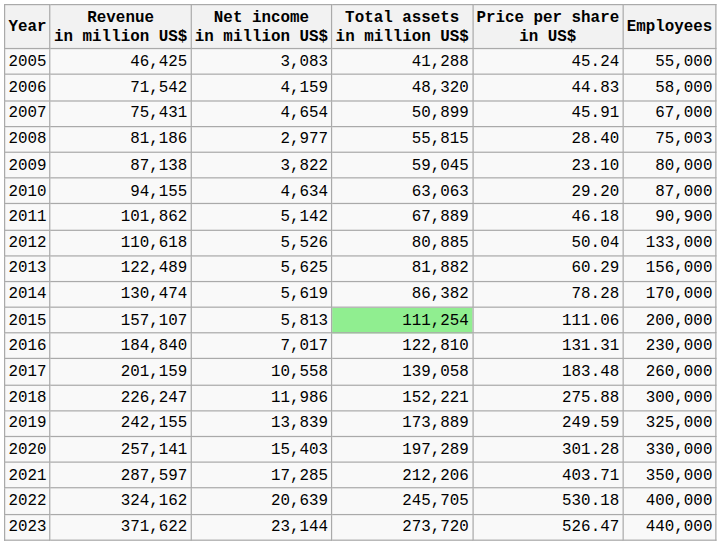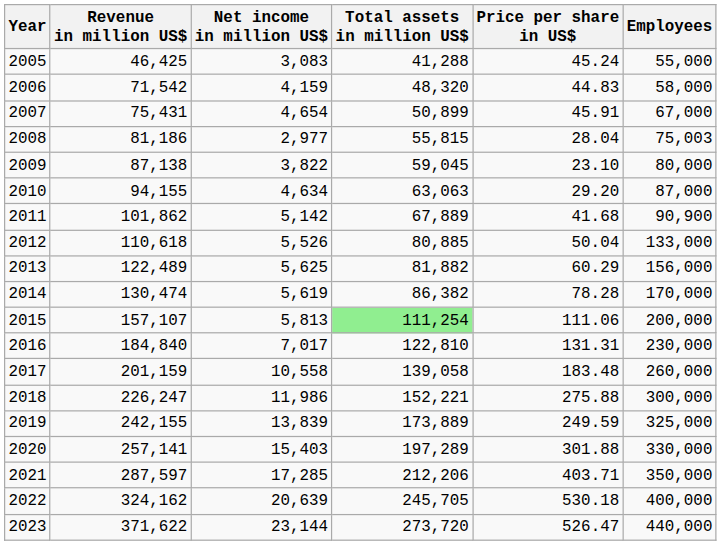(595, 139) 28.40 -> (595, 139) 28.04
(595, 217) 46.18 -> (595, 217) 41.68
(591, 449) 301.28 -> (591, 449) 301.88
